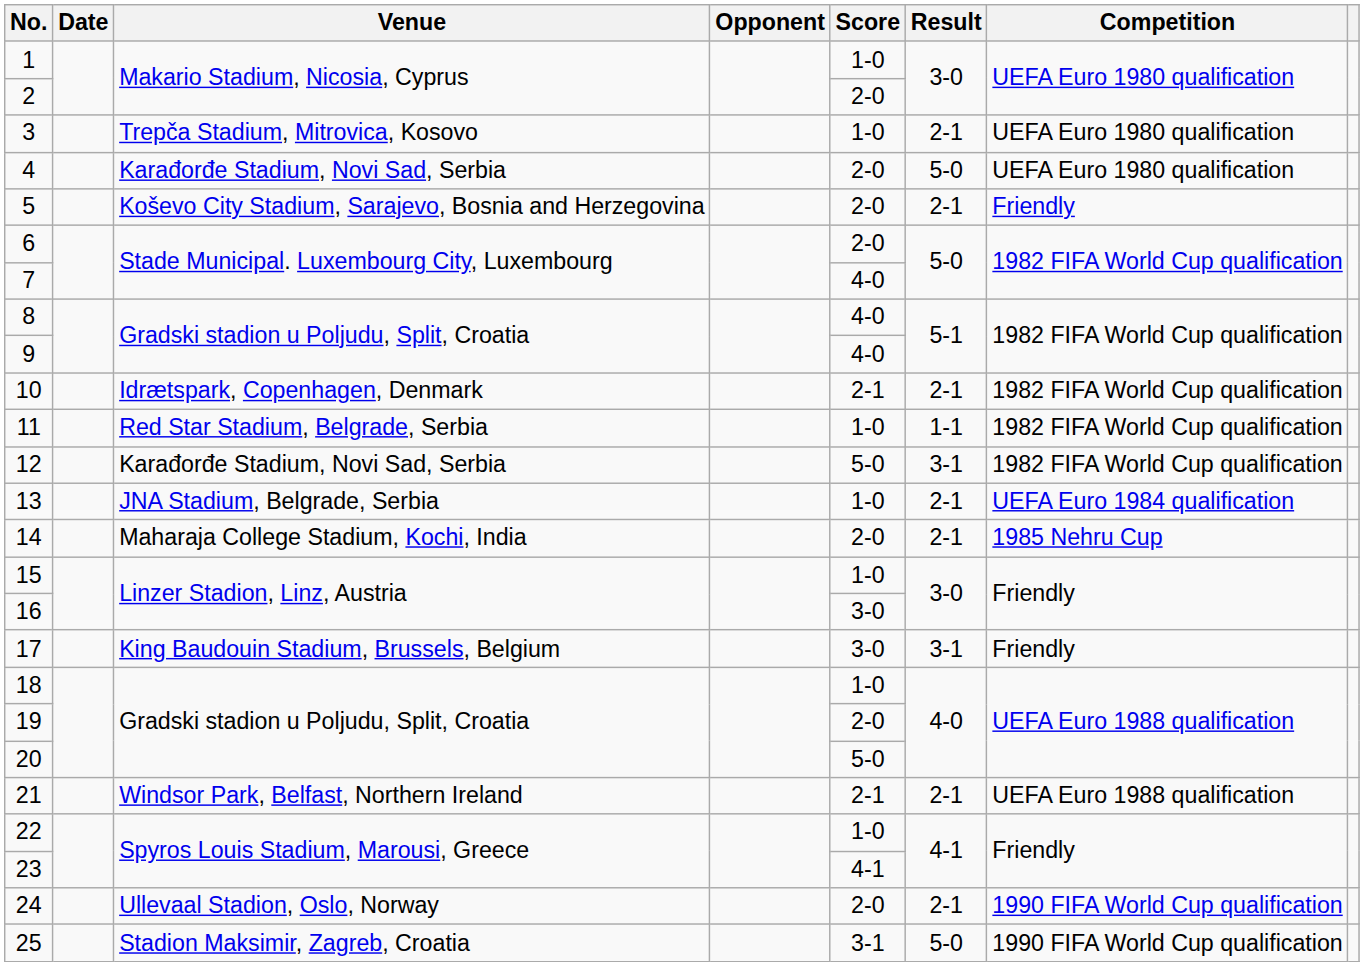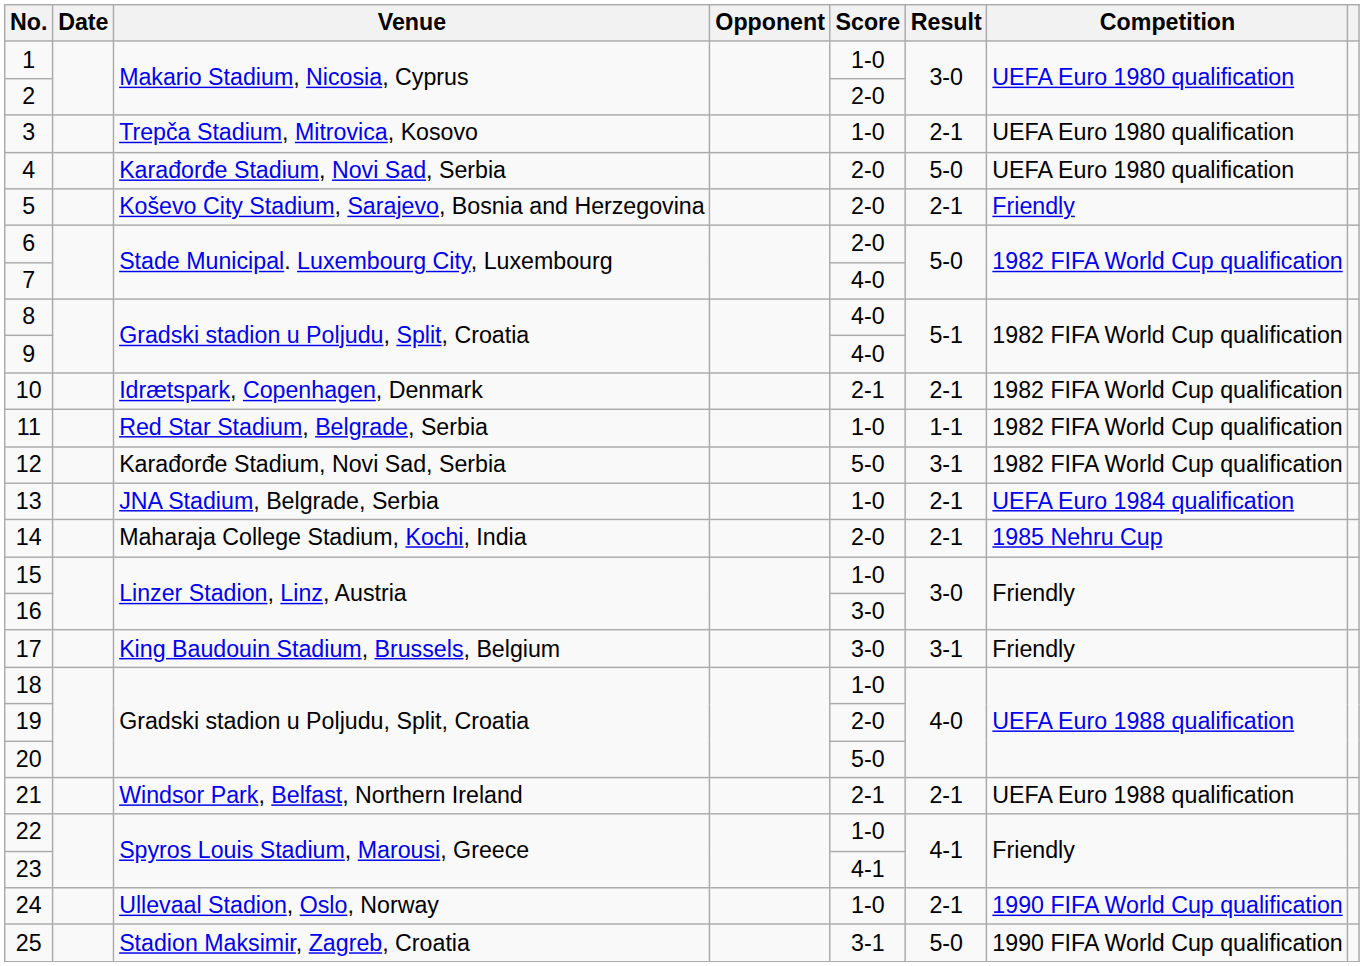(868, 905) 2-0 -> (868, 905) 1-0
